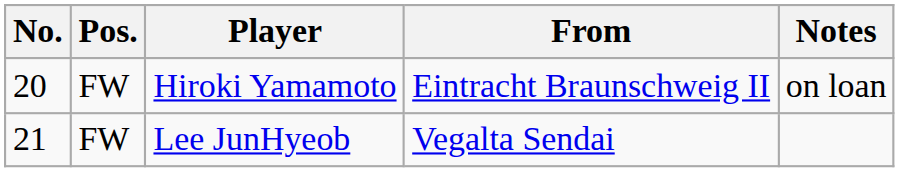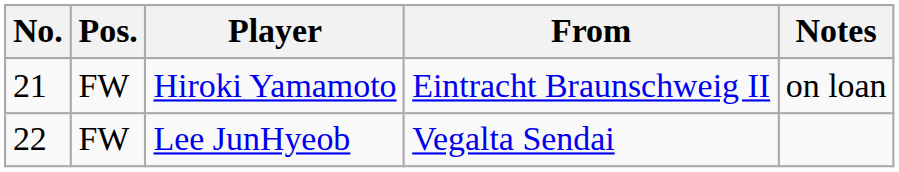(30, 85) 20 -> (30, 85) 21
(30, 138) 21 -> (30, 138) 22
